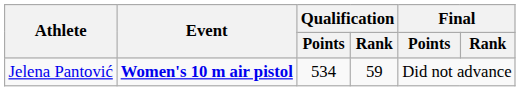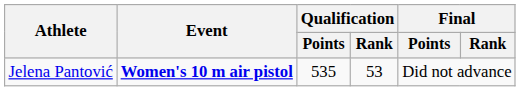(324, 72) 534 -> (324, 72) 535
(374, 72) 59 -> (374, 72) 53
